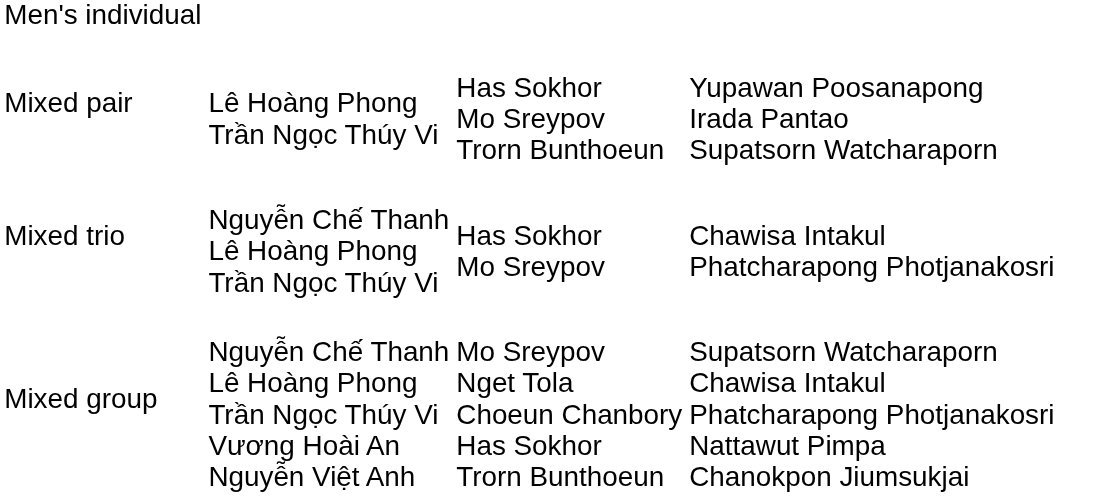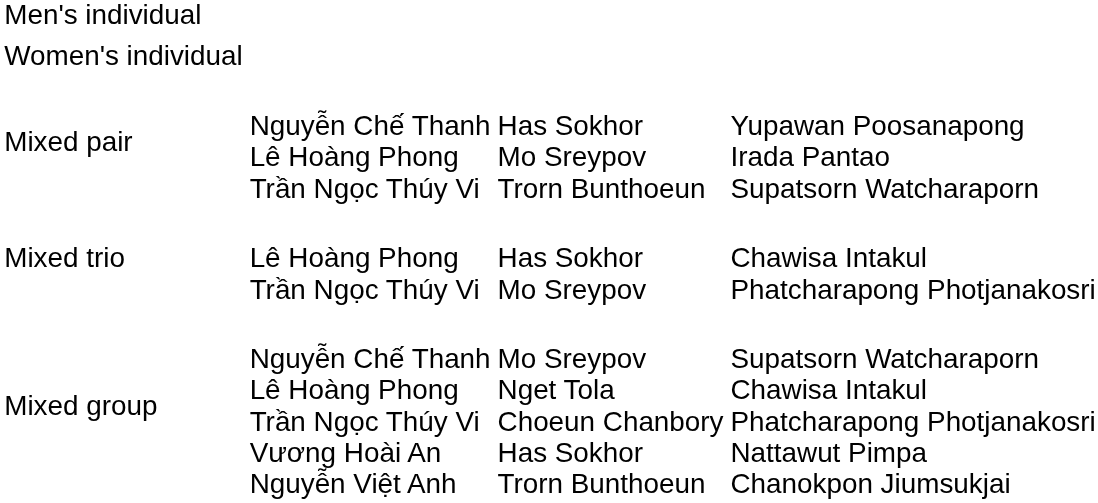+ row: (123, 56)
(323, 118) Lê Hoàng Phong Trần Ngọc Thúy Vi -> (370, 157) Nguyễn Chế Thanh Lê Hoàng Phong Trần Ngọc Thúy Vi
(329, 251) Nguyễn Chế Thanh Lê Hoàng Phong Trần Ngọc Thúy Vi -> (365, 273) Lê Hoàng Phong Trần Ngọc Thúy Vi
